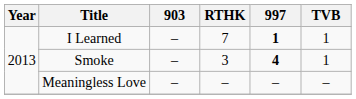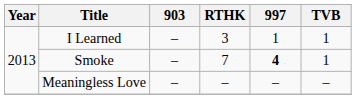(225, 37) 7 -> (225, 37) 3
(275, 37) bold -> (275, 37) normal
(225, 60) 3 -> (225, 60) 7
